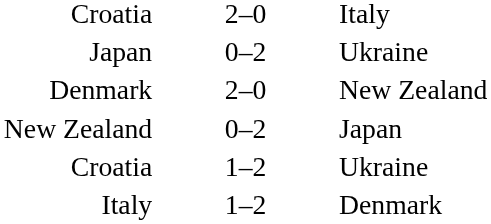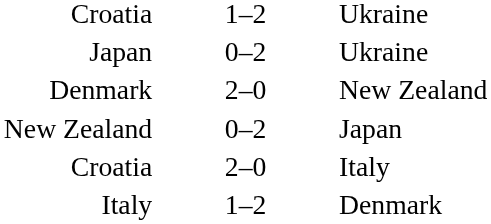rows swapped: (111, 14) <-> (111, 166)
